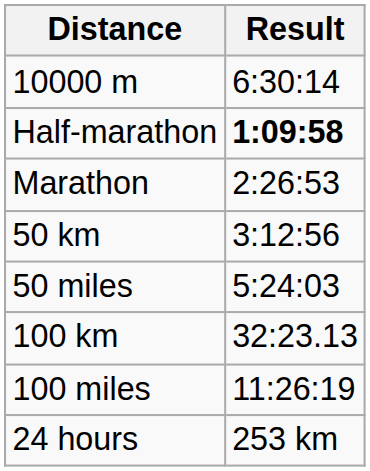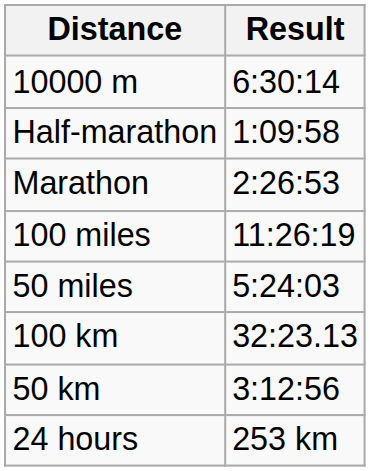(288, 132) bold -> (286, 132) normal
rows swapped: (56, 235) <-> (82, 388)
